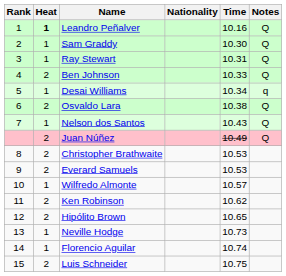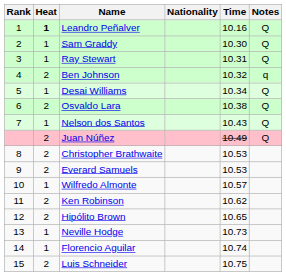(235, 75) 10.33 -> (235, 75) 10.32
(265, 75) Q -> (265, 75) q
(265, 91) q -> (265, 91) Q
